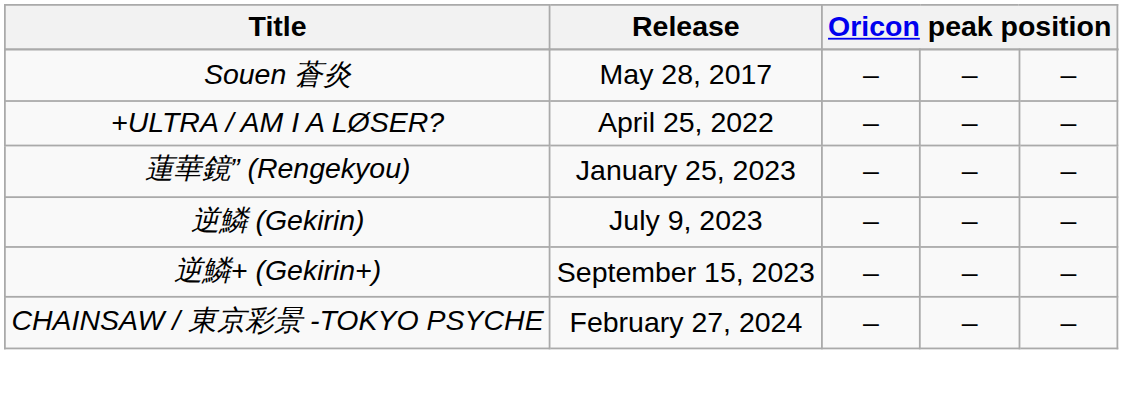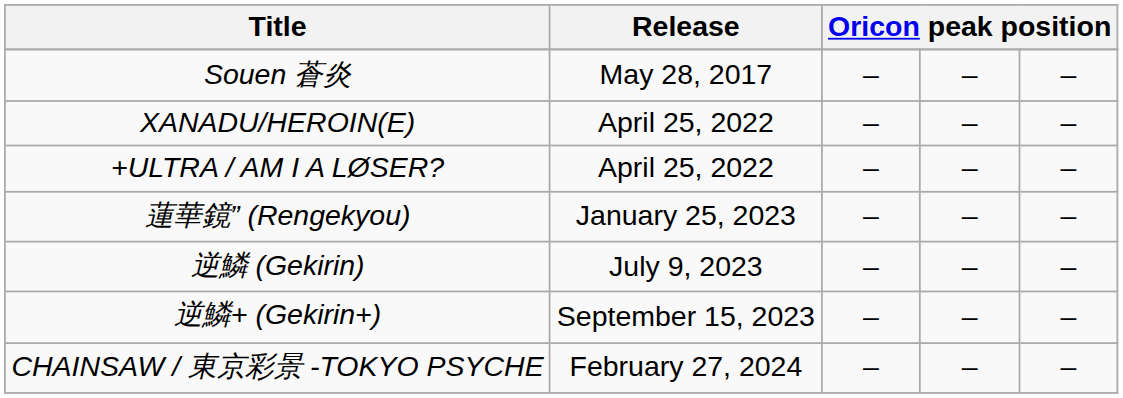+ row: (278, 122)
